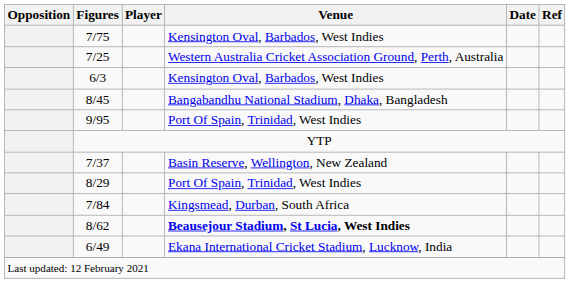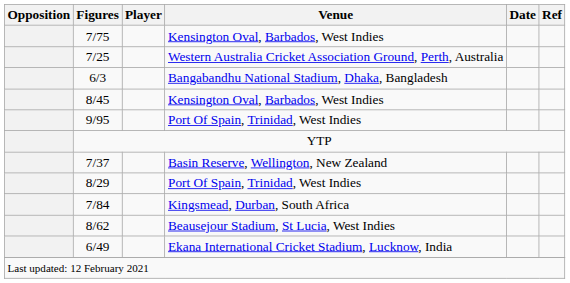(276, 78) Kensington Oval, Barbados, West Indies -> (308, 78) Bangabandhu National Stadium, Dhaka, Bangladesh
(308, 99) Bangabandhu National Stadium, Dhaka, Bangladesh -> (276, 99) Kensington Oval, Barbados, West Indies
(289, 225) bold -> (281, 225) normal
